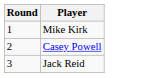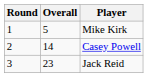+ column: (60, 13)
